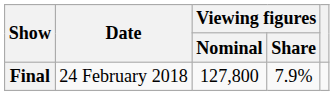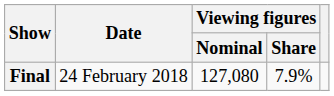(229, 76) 127,800 -> (229, 76) 127,080
